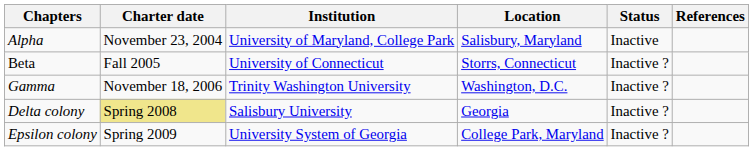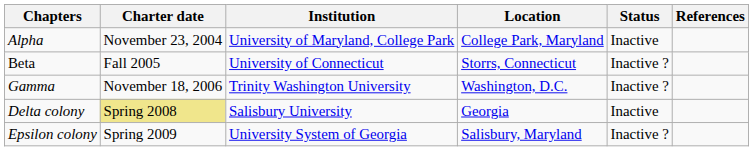(521, 39) Salisbury, Maryland -> (532, 39) College Park, Maryland
(640, 110) Inactive ? -> (635, 110) Inactive
(532, 134) College Park, Maryland -> (521, 134) Salisbury, Maryland
